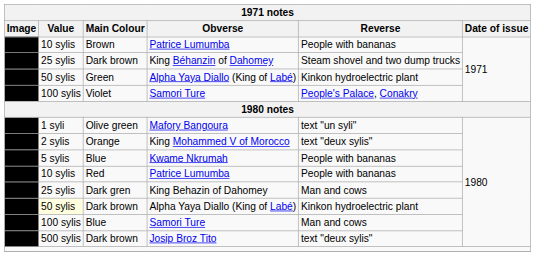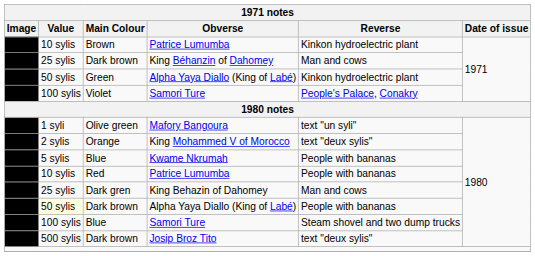(348, 45) People with bananas -> (359, 45) Kinkon hydroelectric plant
(380, 61) Steam shovel and two dump trucks -> (334, 61) Man and cows
(359, 207) Kinkon hydroelectric plant -> (348, 207) People with bananas
(334, 223) Man and cows -> (380, 223) Steam shovel and two dump trucks
